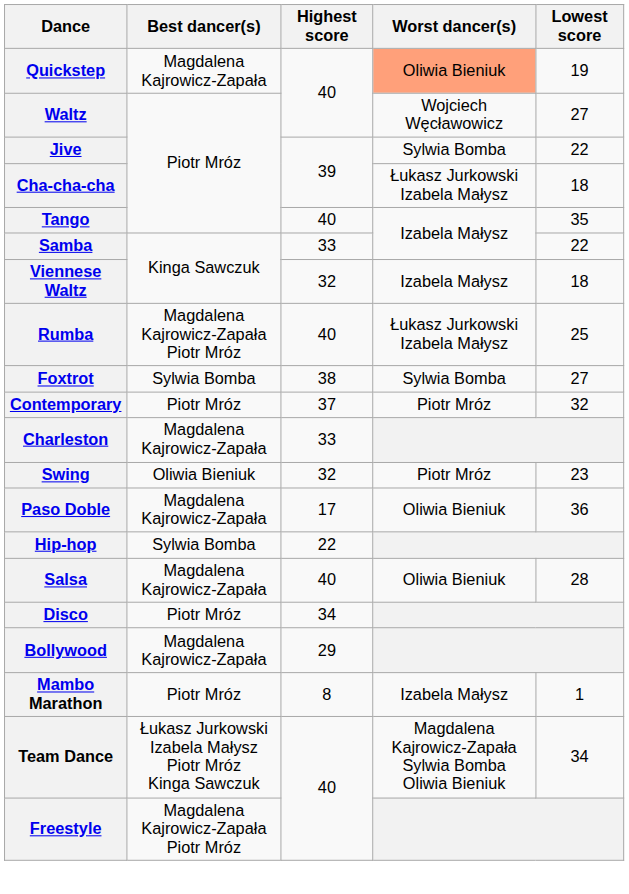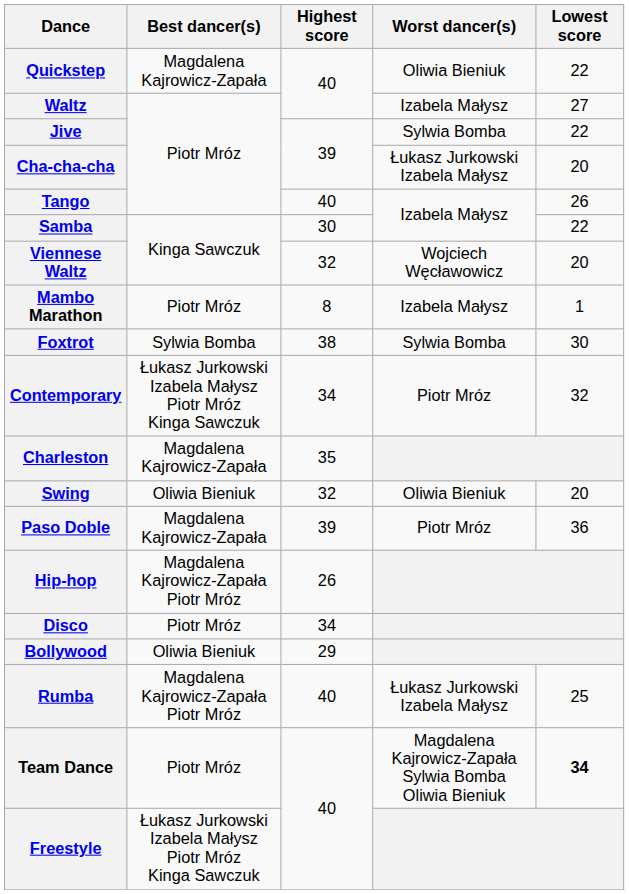(454, 70) lightsalmon background -> (454, 70) no background
(580, 70) 19 -> (580, 70) 22
(454, 115) Wojciech Węcławowicz -> (454, 105) Izabela Małysz
(580, 185) 18 -> (580, 166) 20
(580, 220) 35 -> (580, 201) 26
(327, 246) 33 -> (327, 227) 30
(454, 281) Izabela Małysz -> (454, 262) Wojciech Węcławowicz
(580, 281) 18 -> (580, 262) 20
rows swapped: (66, 334) <-> (66, 694)
(580, 378) 27 -> (580, 342) 30
(204, 404) Piotr Mróz -> (204, 395) Łukasz Jurkowski Izabela Małysz Piotr Mróz Kinga Sawczuk
(327, 404) 37 -> (327, 395) 34
(327, 439) 33 -> (327, 458) 35
(454, 474) Piotr Mróz -> (454, 493) Oliwia Bieniuk
(580, 474) 23 -> (580, 493) 20
(327, 509) 17 -> (327, 528) 39
(454, 509) Oliwia Bieniuk -> (454, 528) Piotr Mróz
(204, 545) Sylwia Bomba -> (204, 581) Magdalena Kajrowicz-Zapała Piotr Mróz
(327, 545) 22 -> (327, 581) 26
- row: (66, 580)
(204, 650) Magdalena Kajrowicz-Zapała -> (204, 651) Oliwia Bieniuk
(204, 757) Łukasz Jurkowski Izabela Małysz Piotr Mróz Kinga Sawczuk -> (204, 767) Piotr Mróz
(580, 757) normal -> (580, 767) bold
(204, 828) Magdalena Kajrowicz-Zapała Piotr Mróz -> (204, 848) Łukasz Jurkowski Izabela Małysz Piotr Mróz Kinga Sawczuk
